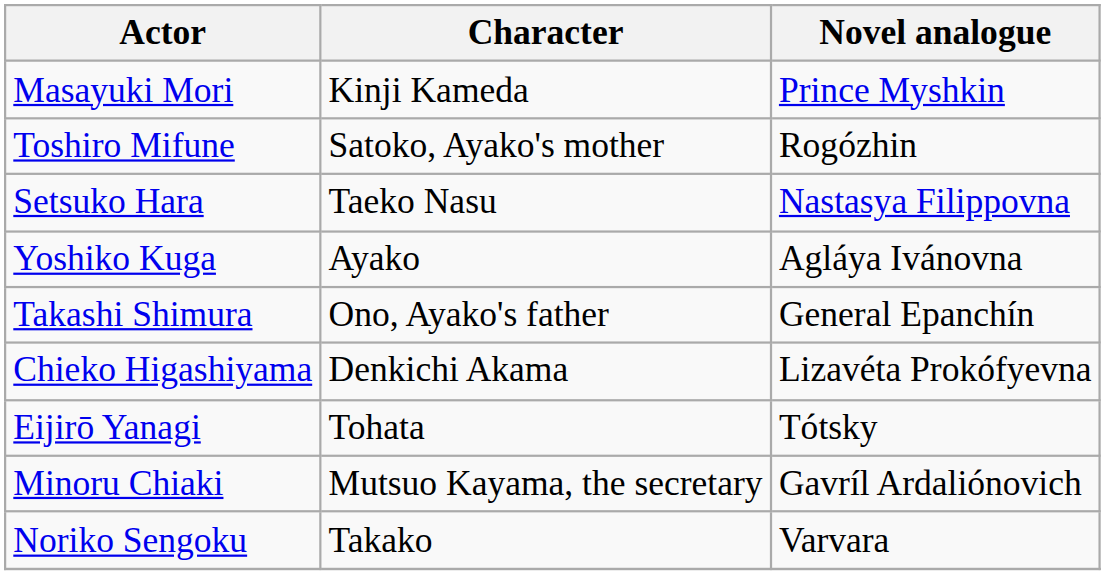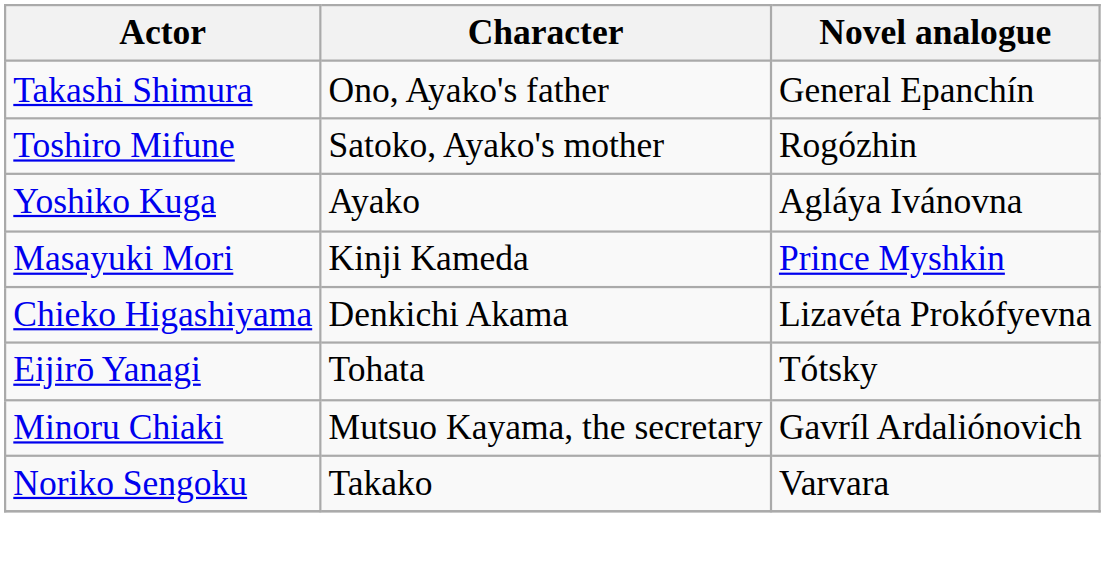rows swapped: (123, 88) <-> (133, 314)
- row: (108, 201)
